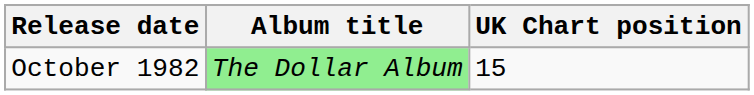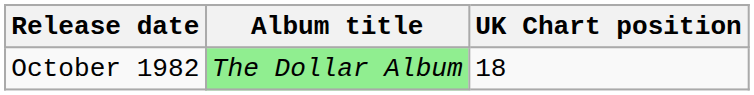(491, 69) 15 -> (491, 69) 18
